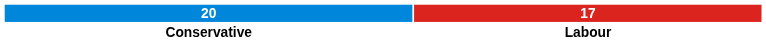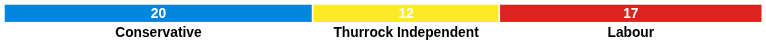+ column: (406, 13)
